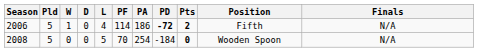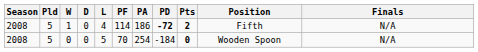(17, 26) 2006 -> (17, 26) 2008
